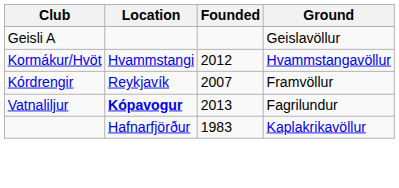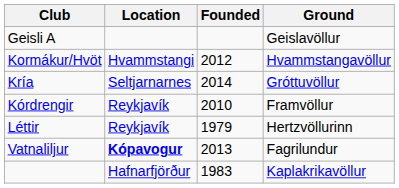+ row: (21, 82)
(216, 82) 2007 -> (216, 104) 2010
+ row: (23, 127)
